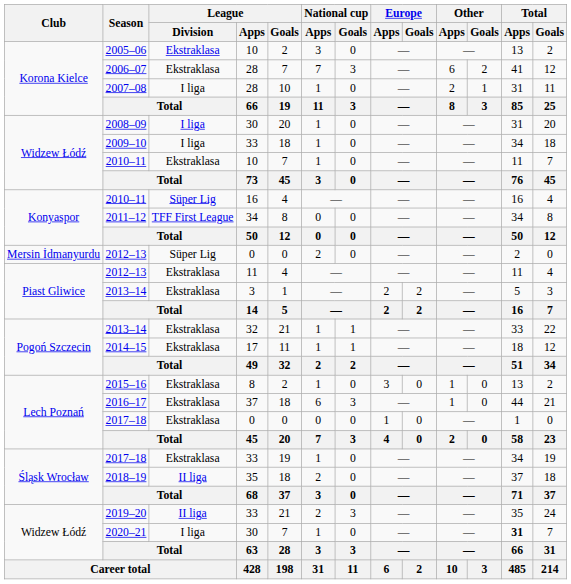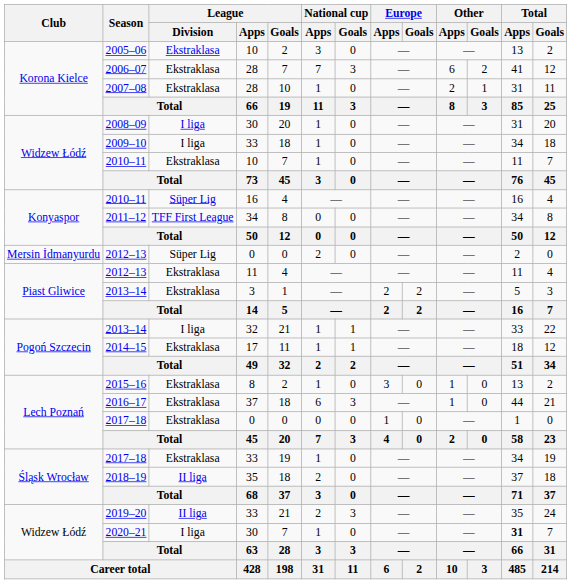(193, 87) I liga -> (193, 87) Ekstraklasa
(193, 328) Ekstraklasa -> (193, 328) I liga
